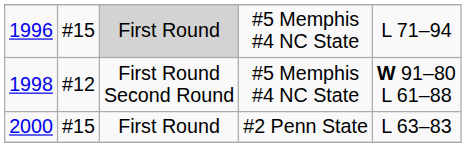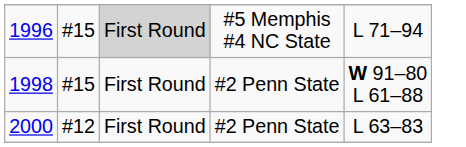(78, 84) #12 -> (78, 84) #15
(169, 84) First Round Second Round -> (155, 84) First Round
(306, 84) #5 Memphis #4 NC State -> (277, 84) #2 Penn State
(78, 126) #15 -> (78, 126) #12
